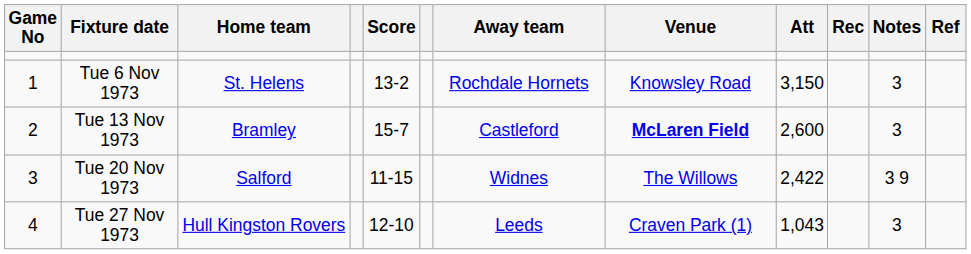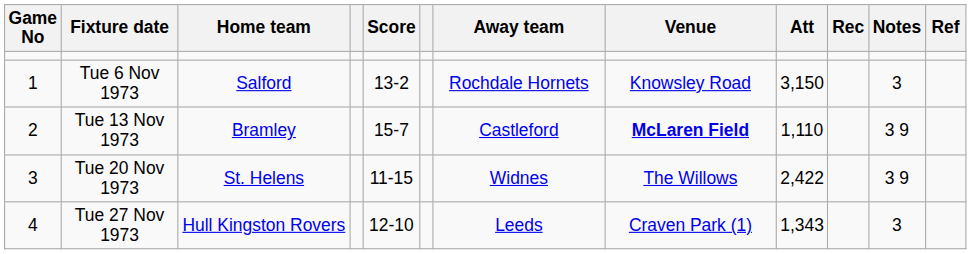(264, 83) St. Helens -> (264, 83) Salford
(802, 130) 2,600 -> (802, 130) 1,110
(897, 130) 3 -> (897, 130) 3 9
(264, 178) Salford -> (264, 178) St. Helens
(802, 225) 1,043 -> (802, 225) 1,343
